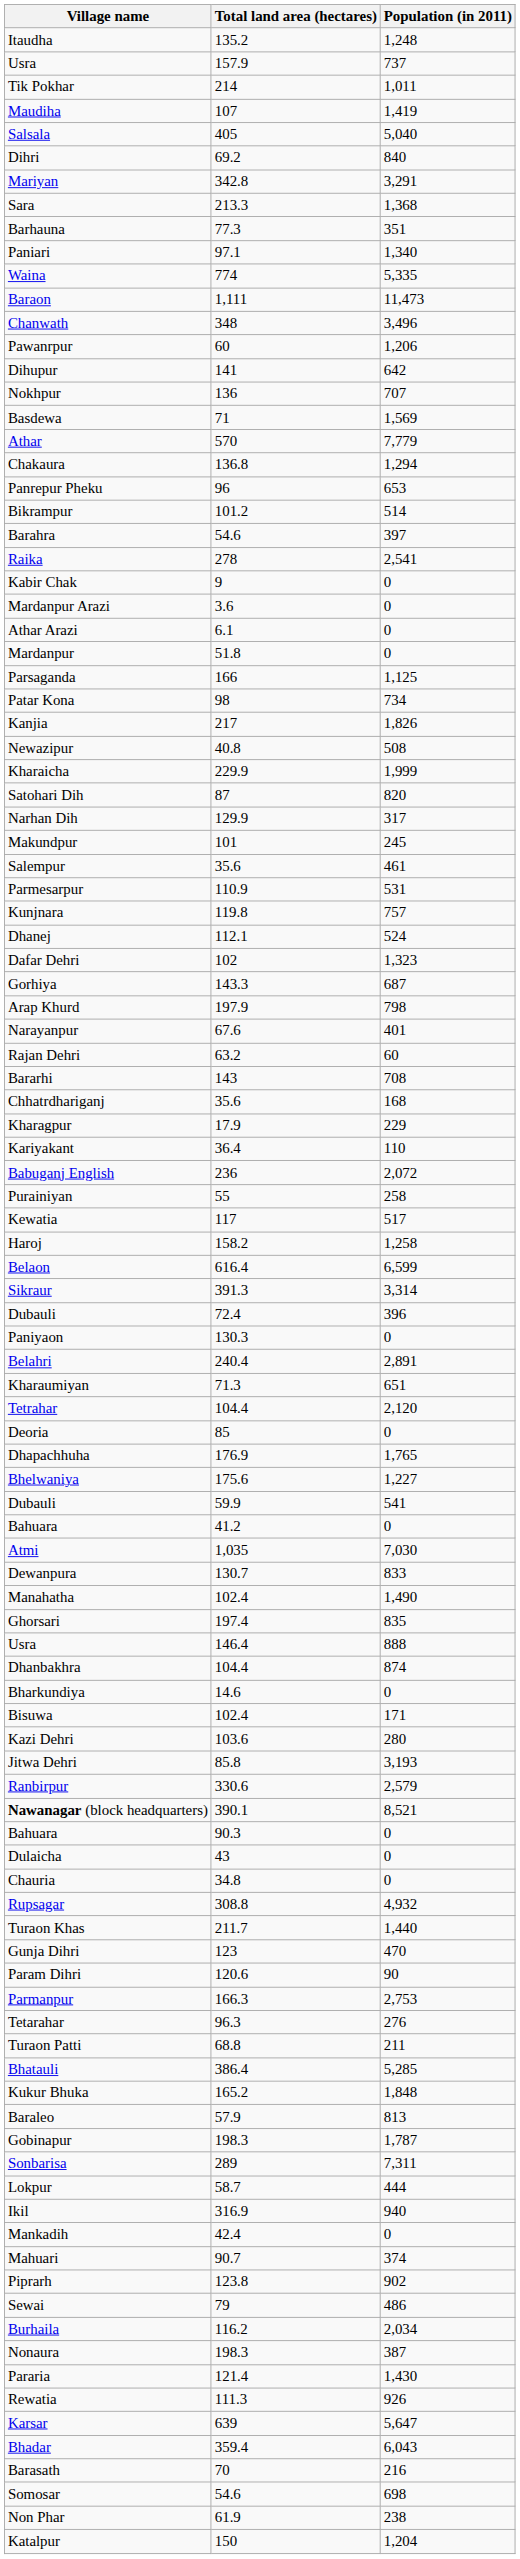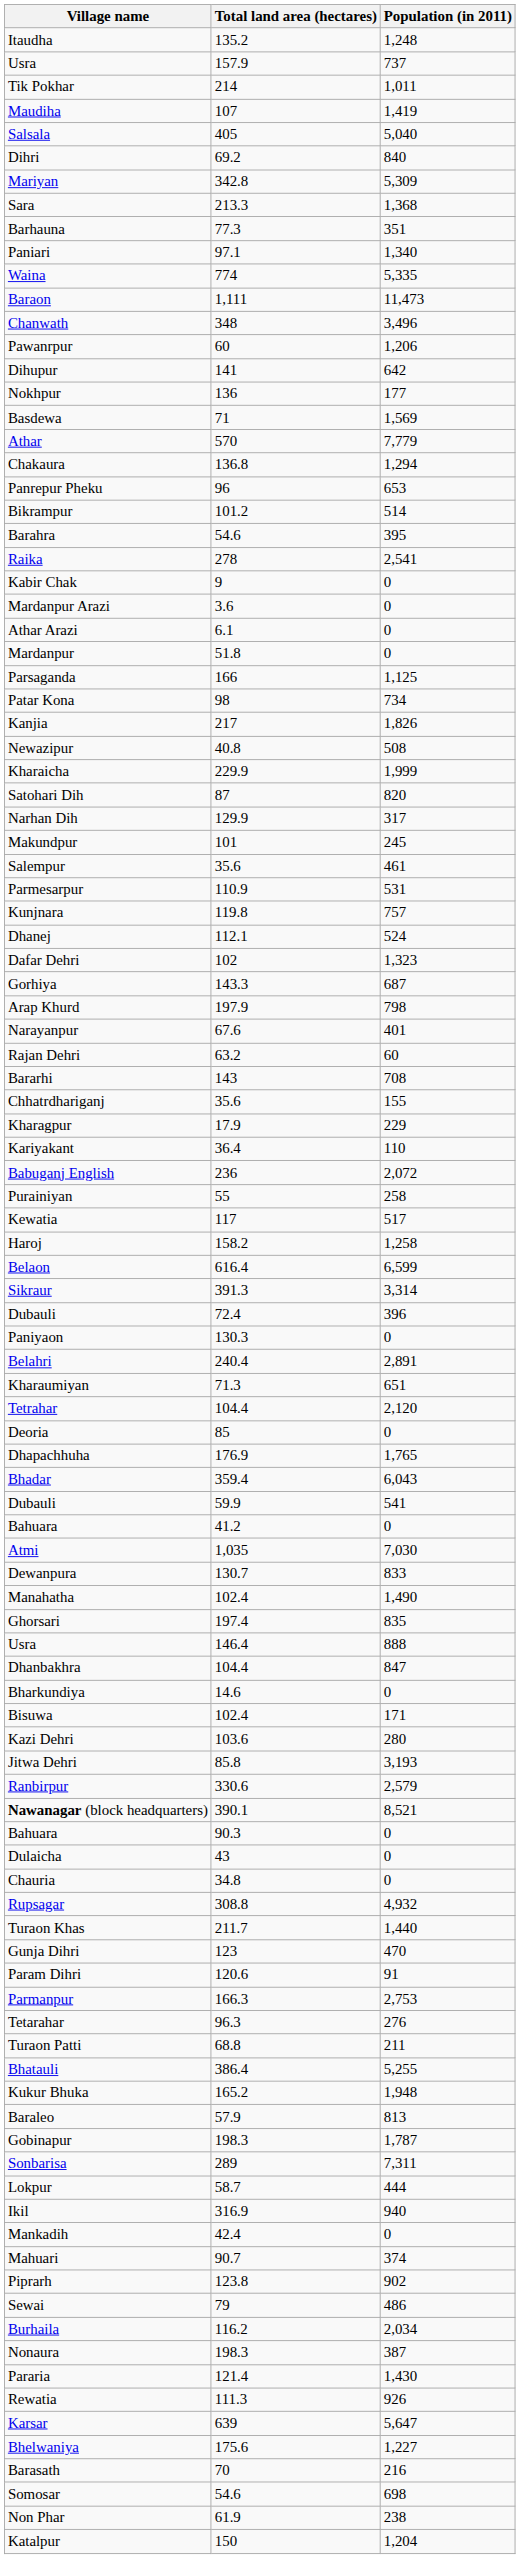(400, 181) 3,291 -> (400, 181) 5,309
(395, 393) 707 -> (395, 393) 177
(395, 535) 397 -> (395, 535) 395
(395, 1101) 168 -> (395, 1101) 155
rows swapped: (29, 2446) <-> (43, 1479)
(395, 1668) 874 -> (395, 1668) 847
(391, 1974) 90 -> (391, 1974) 91
(400, 2069) 5,285 -> (400, 2069) 5,255
(400, 2092) 1,848 -> (400, 2092) 1,948
